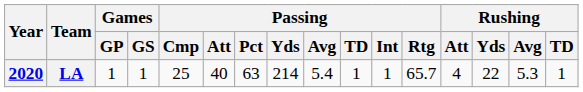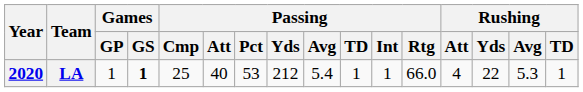(143, 73) normal -> (143, 73) bold
(251, 73) 63 -> (251, 73) 53
(285, 73) 214 -> (285, 73) 212
(421, 73) 65.7 -> (421, 73) 66.0
